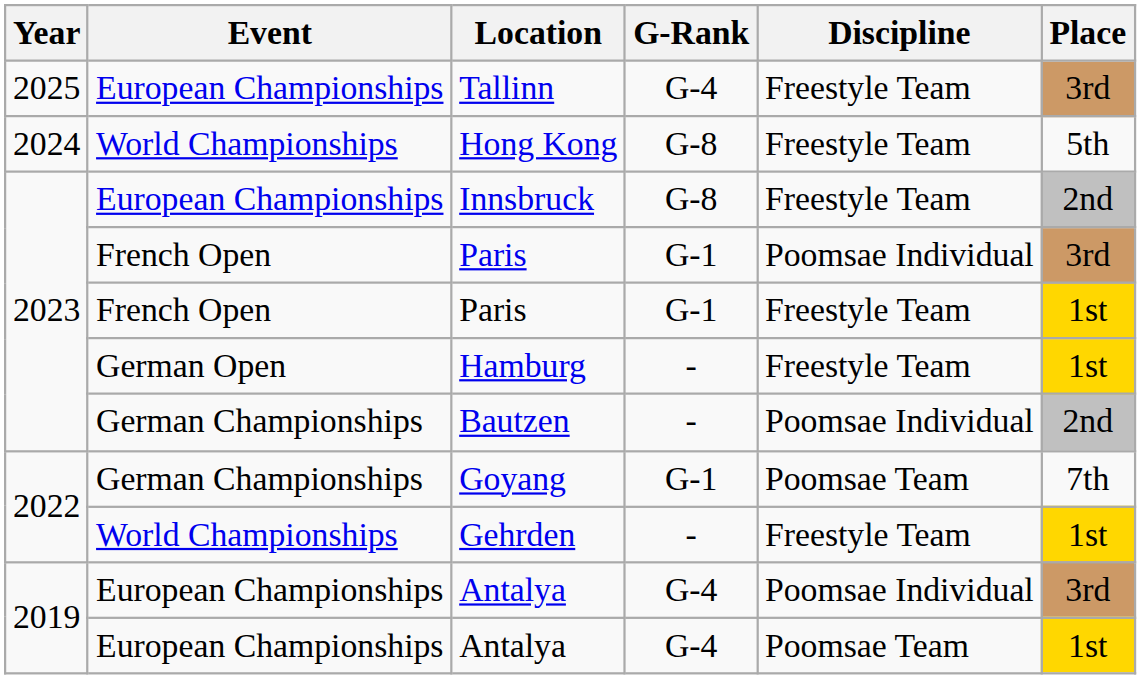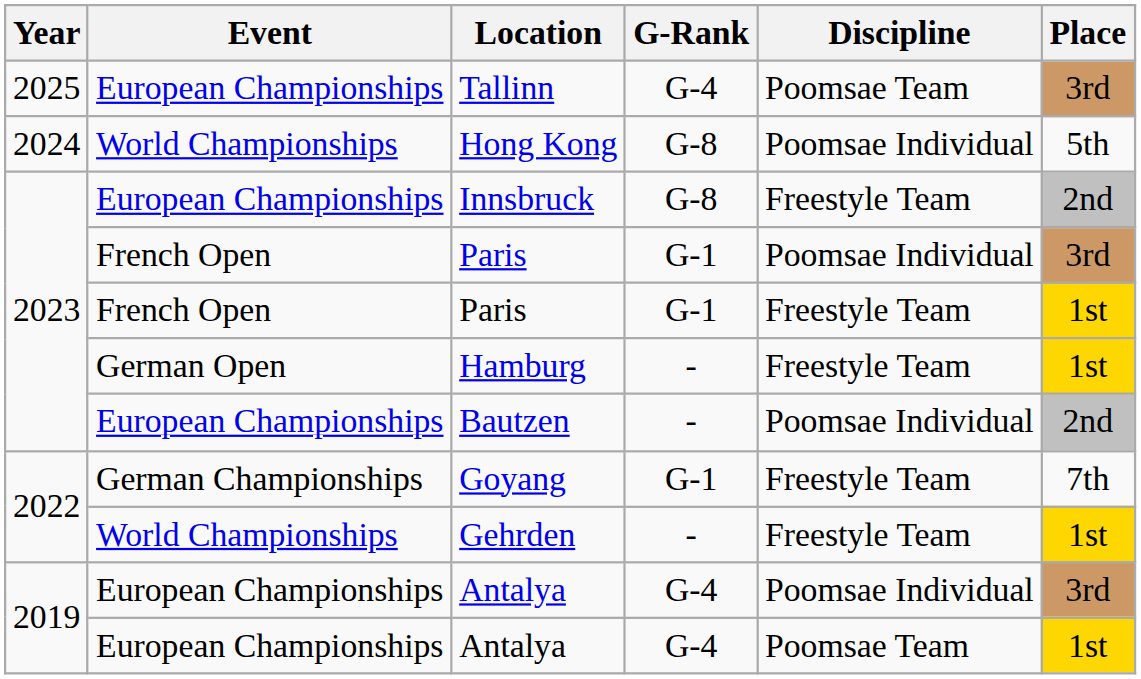(868, 88) Freestyle Team -> (867, 88) Poomsae Team
(868, 143) Freestyle Team -> (899, 143) Poomsae Individual
(259, 421) German Championships -> (270, 421) European Championships
(867, 477) Poomsae Team -> (868, 477) Freestyle Team
